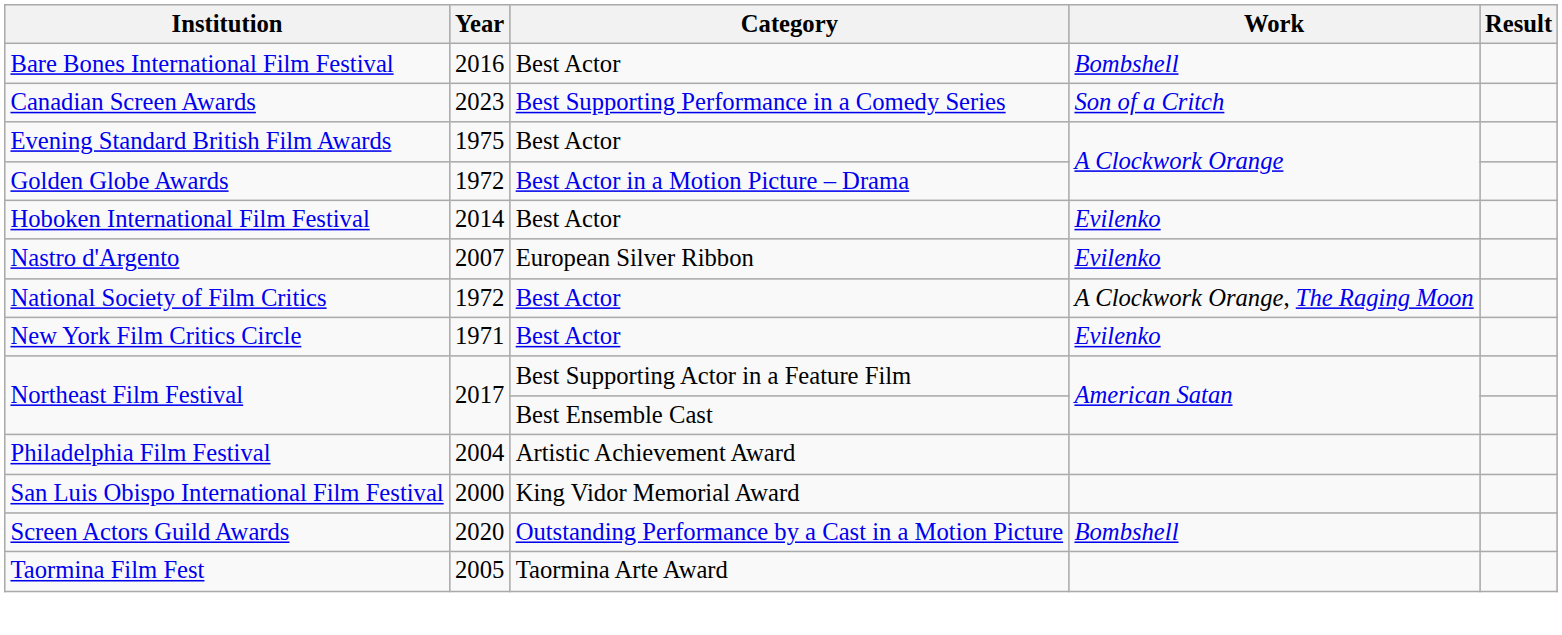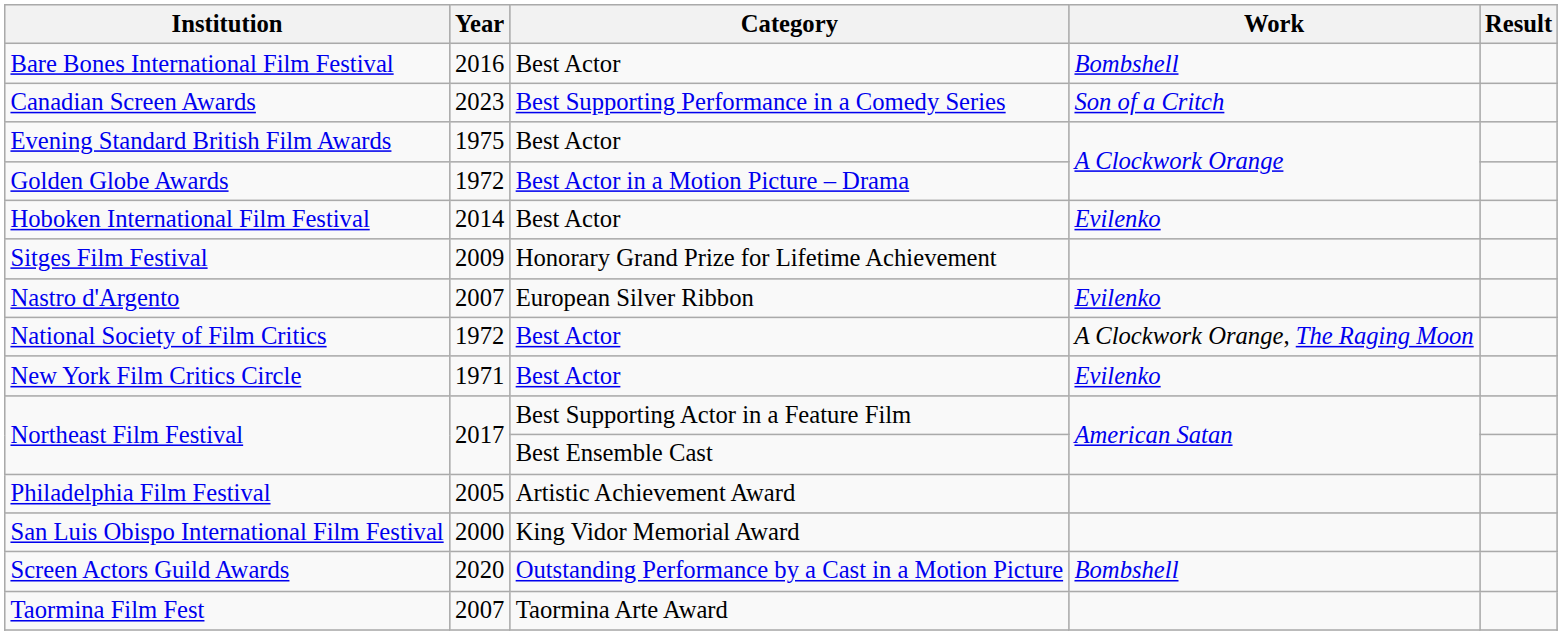+ row: (109, 258)
(480, 453) 2004 -> (480, 492) 2005
(480, 571) 2005 -> (480, 610) 2007
